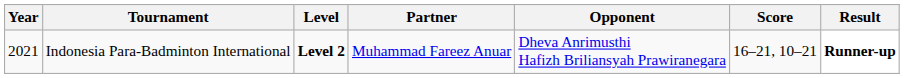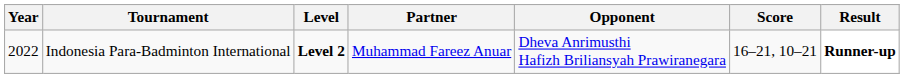(23, 51) 2021 -> (23, 51) 2022
